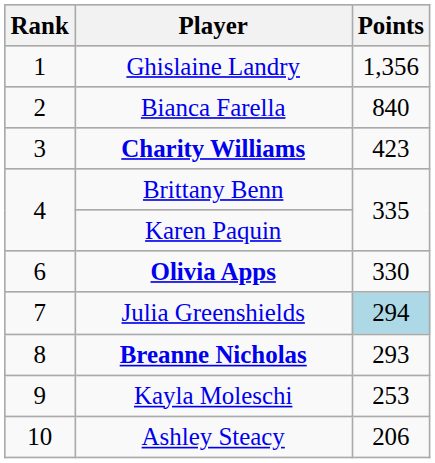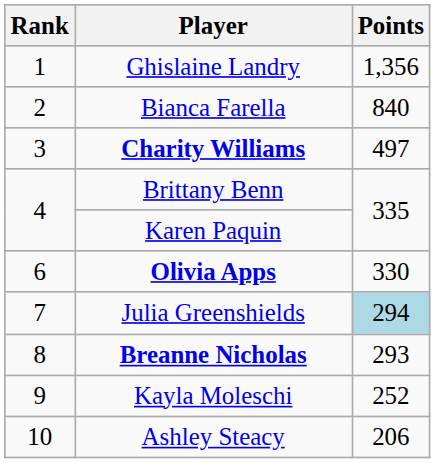(391, 148) 423 -> (391, 148) 497
(391, 395) 253 -> (391, 395) 252
